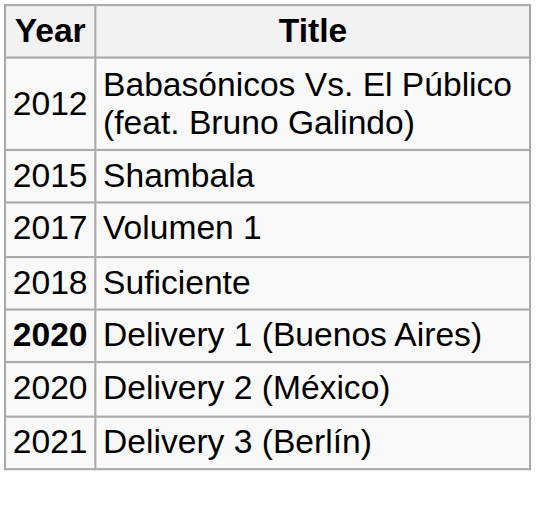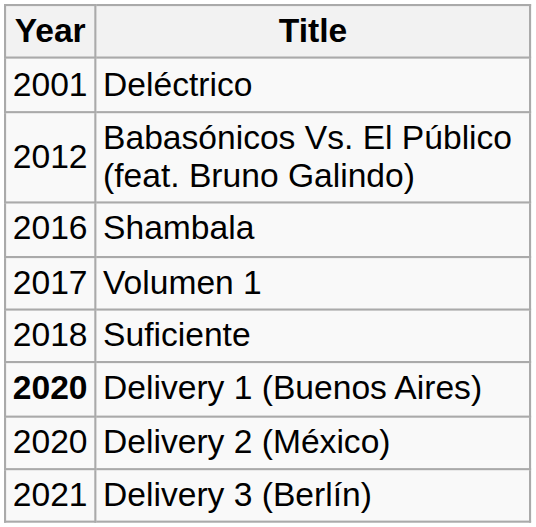+ row: (178, 84)
(50, 175) 2015 -> (50, 228) 2016
